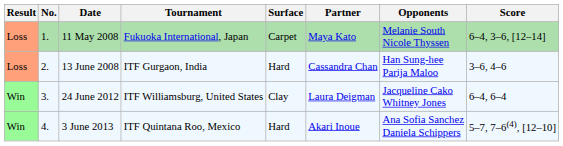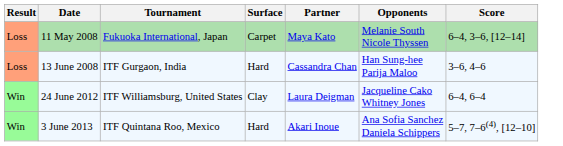- column: (49, 12)
